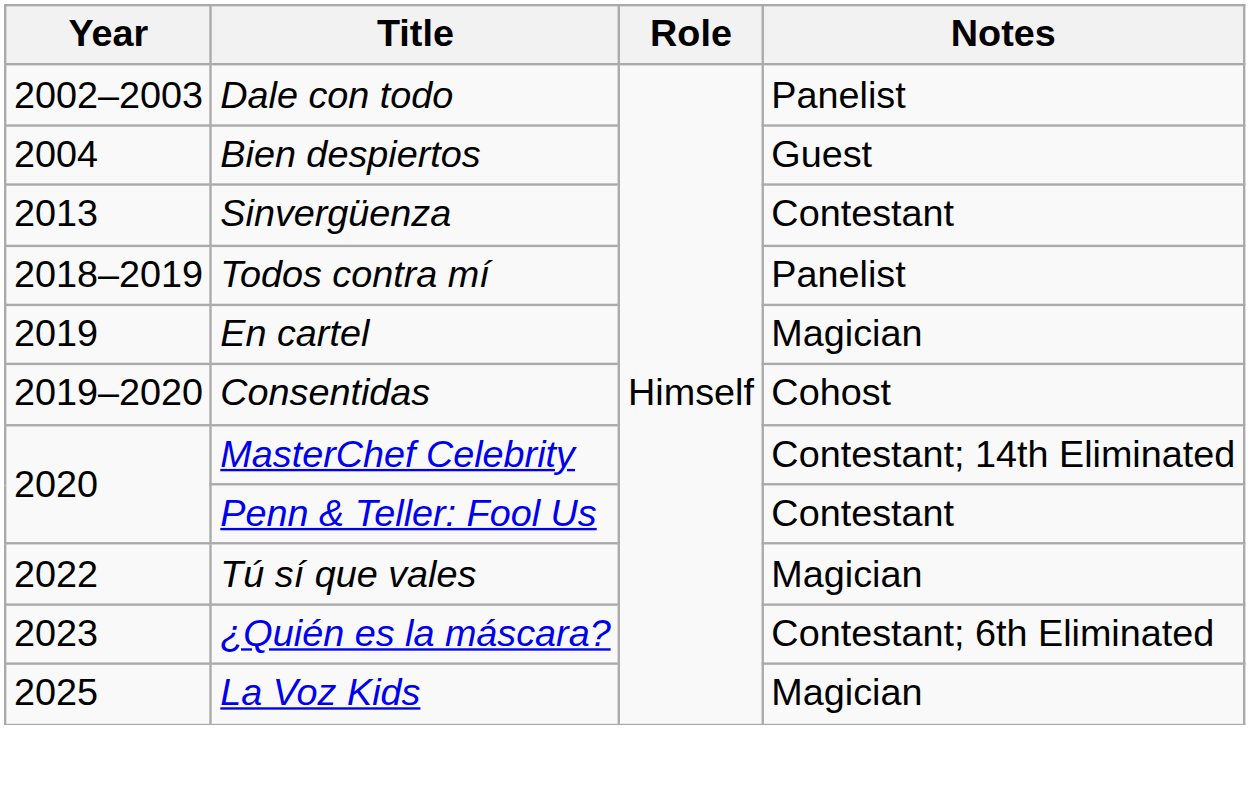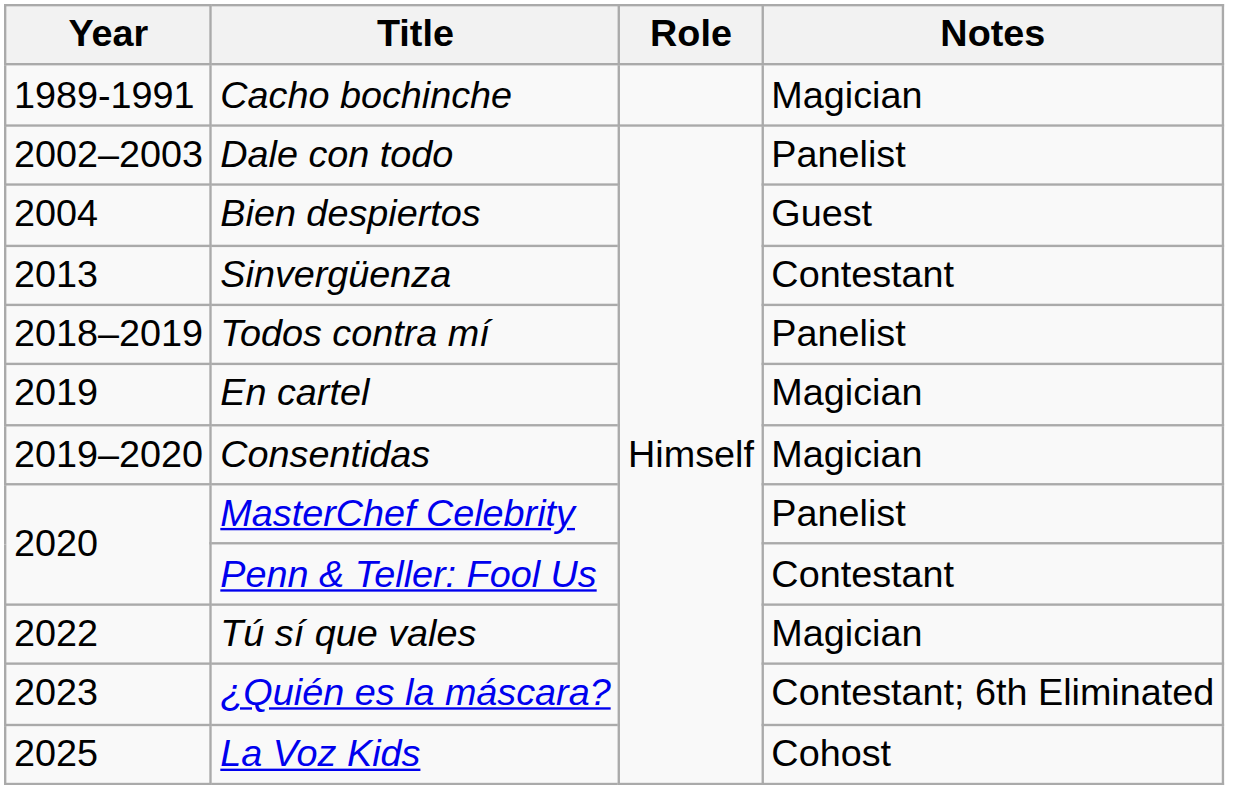+ row: (366, 94)
(831, 393) Cohost -> (847, 453) Magician
(1003, 453) Contestant; 14th Eliminated -> (839, 513) Panelist
(847, 693) Magician -> (831, 753) Cohost
